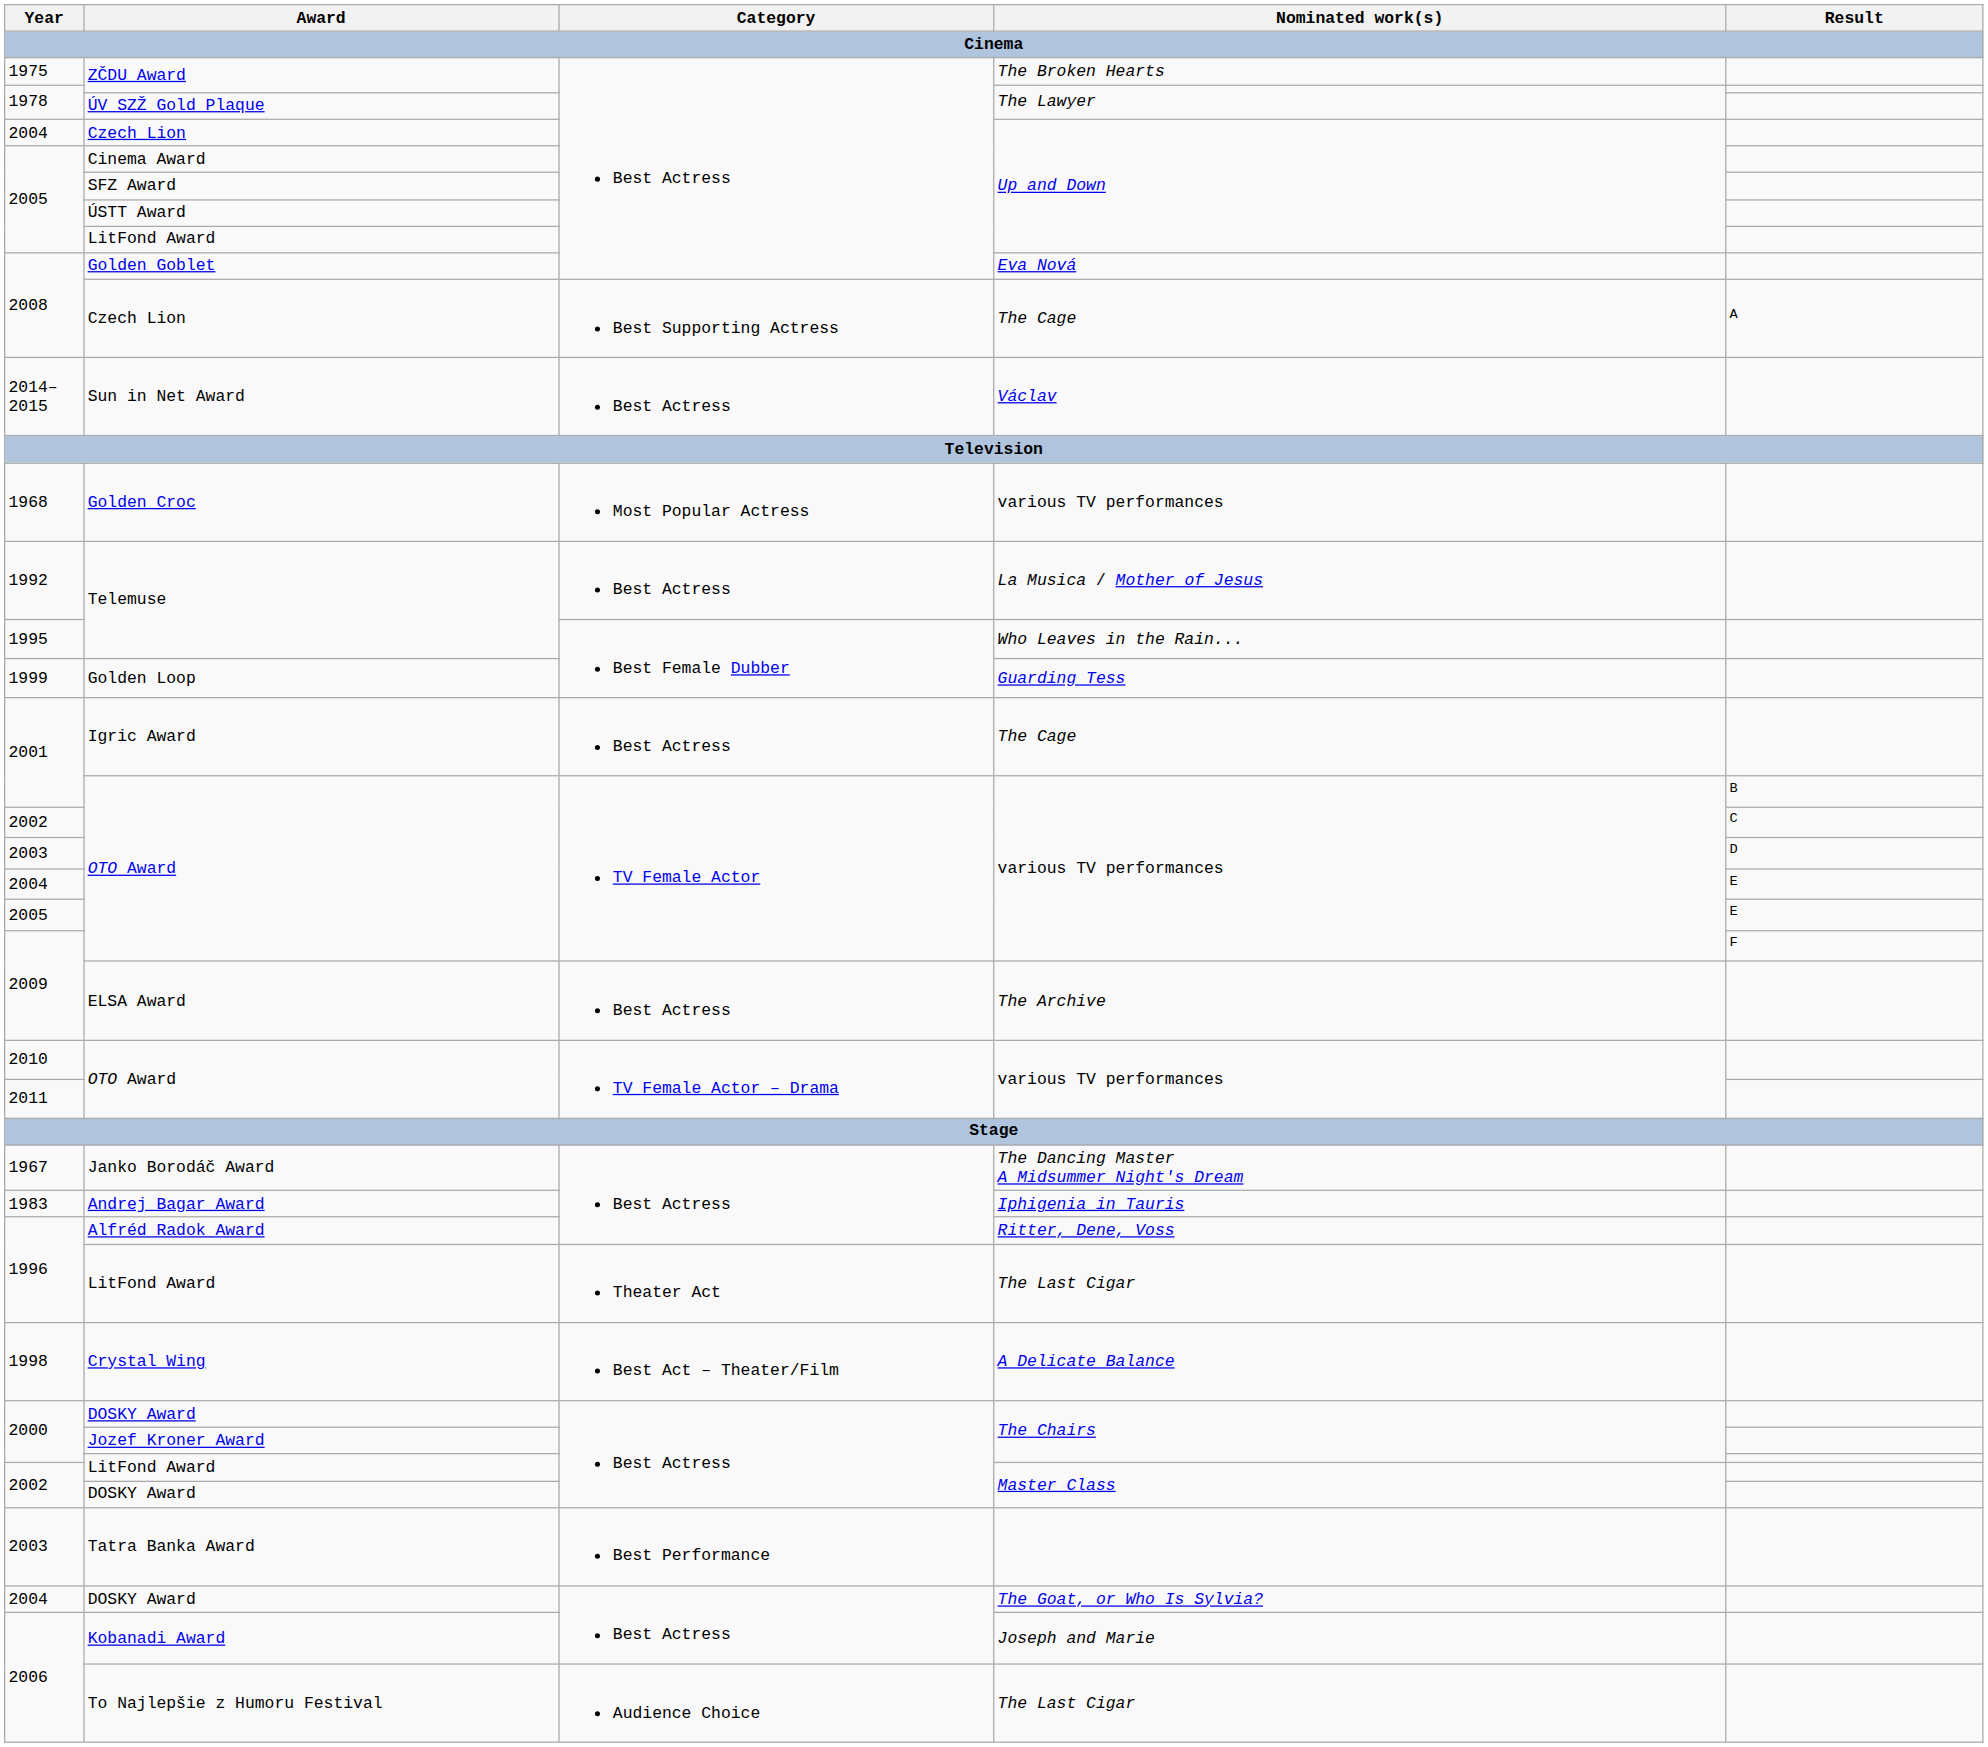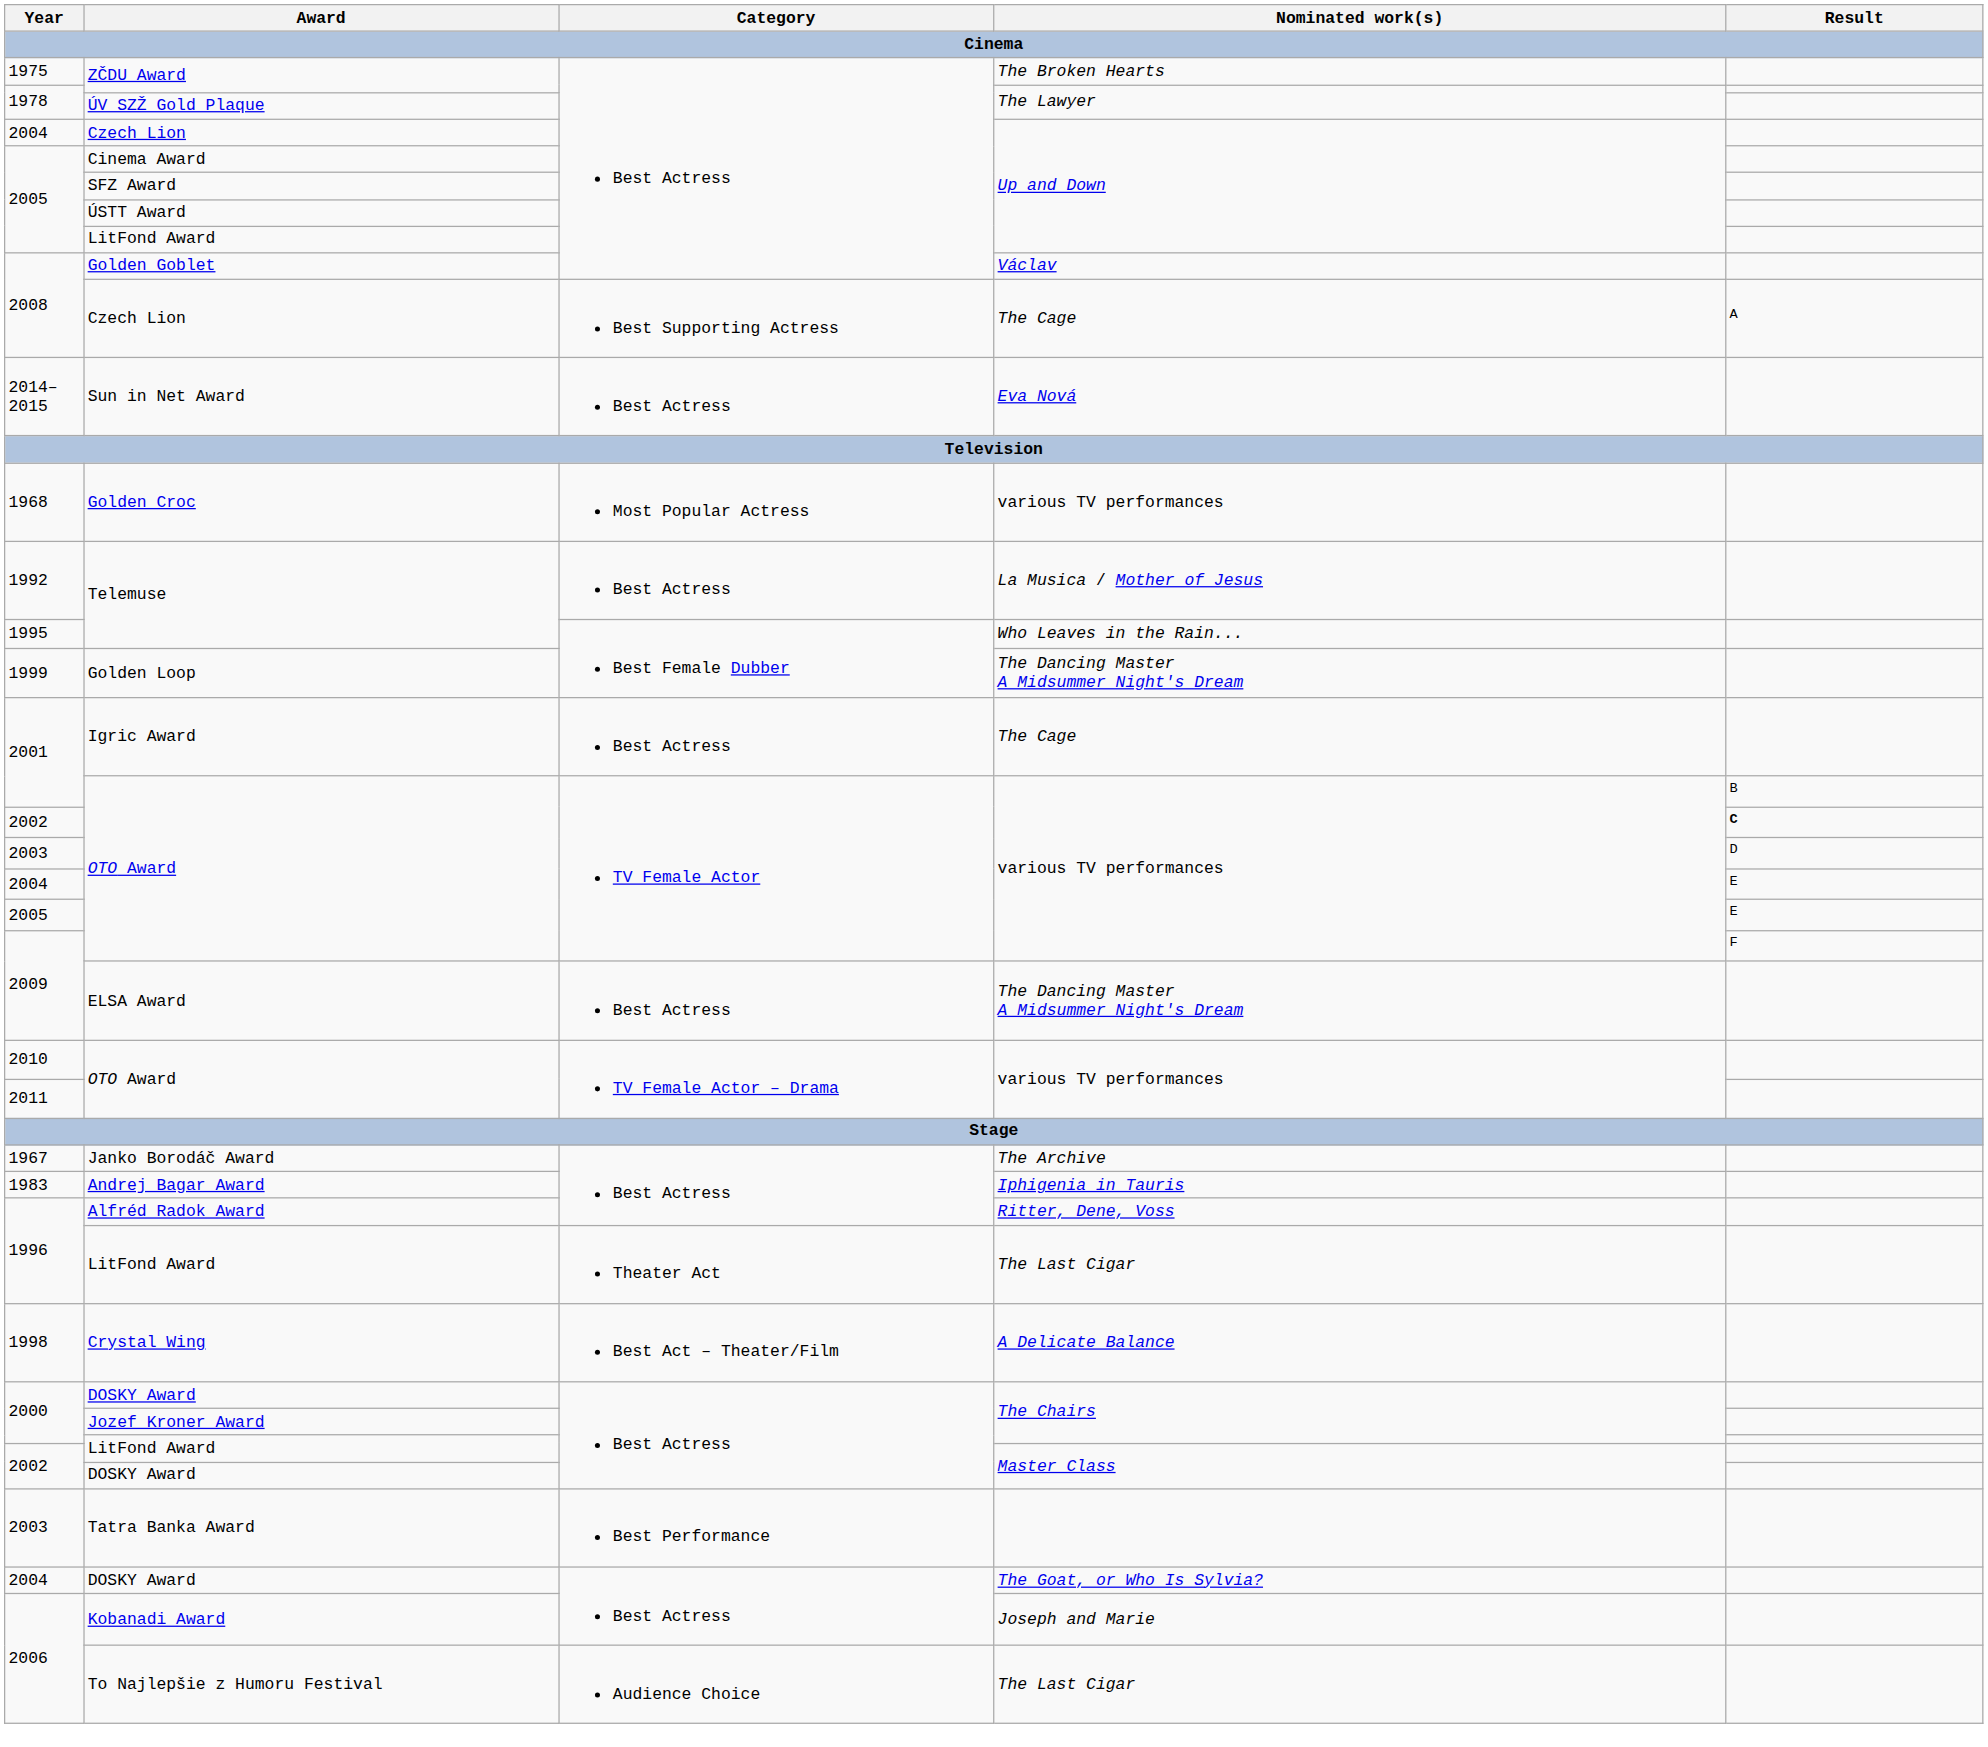(1037, 266) Eva Nová -> (1027, 266) Václav
(1027, 397) Václav -> (1037, 397) Eva Nová
(1062, 678) Guarding Tess -> (1120, 673) The Dancing Master A Midsummer Night's Dream
(1734, 819) normal -> (1734, 823) bold
(1052, 1001) The Archive -> (1120, 1001) The Dancing Master A Midsummer Night's Dream
(1120, 1168) The Dancing Master A Midsummer Night's Dream -> (1052, 1158) The Archive
